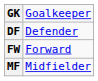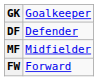rows swapped: (14, 67) <-> (14, 49)
